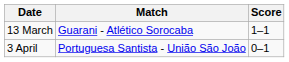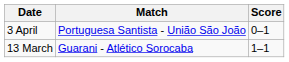rows swapped: (30, 30) <-> (22, 48)
